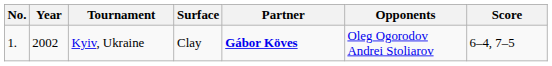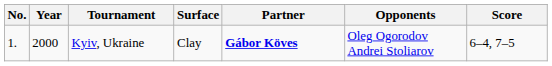(45, 42) 2002 -> (45, 42) 2000
